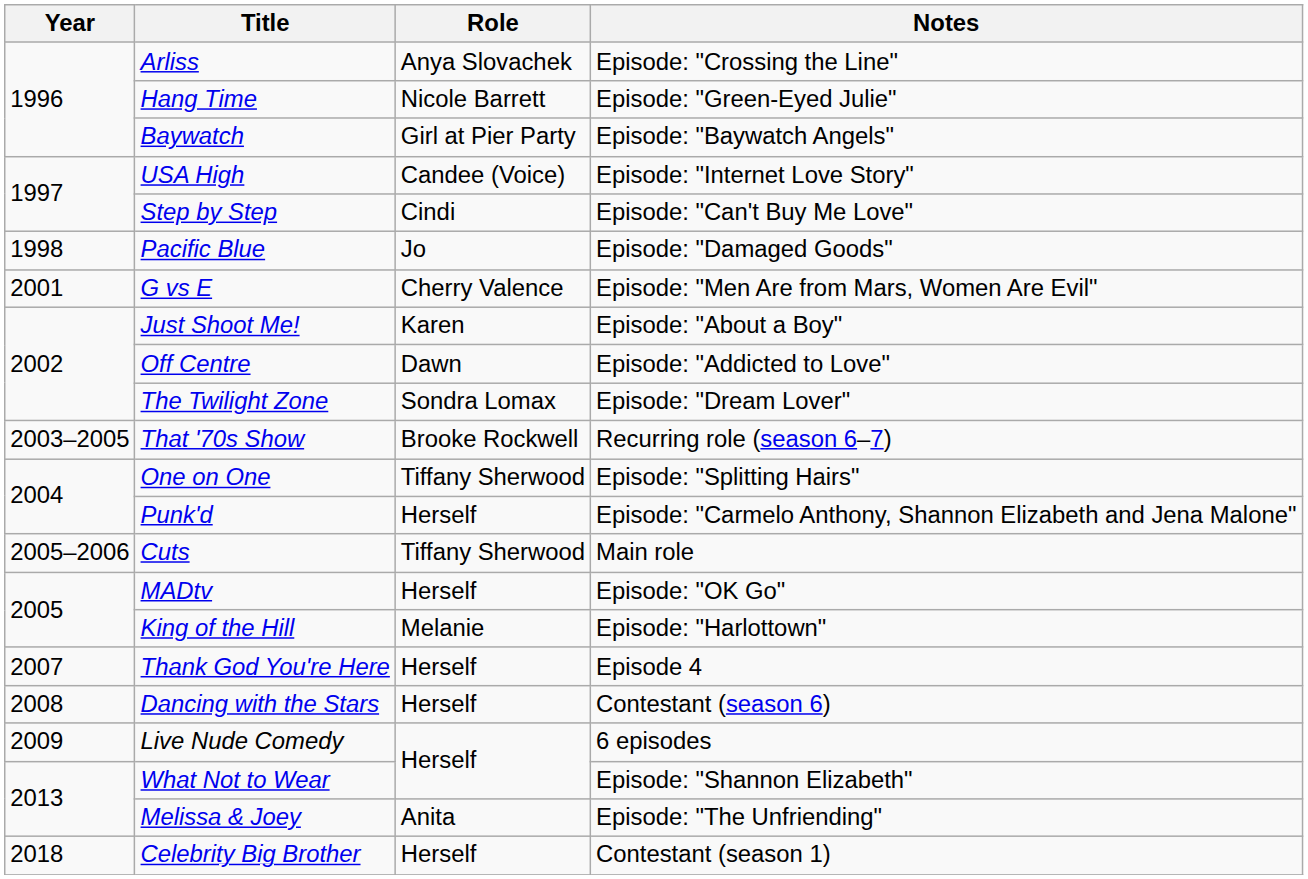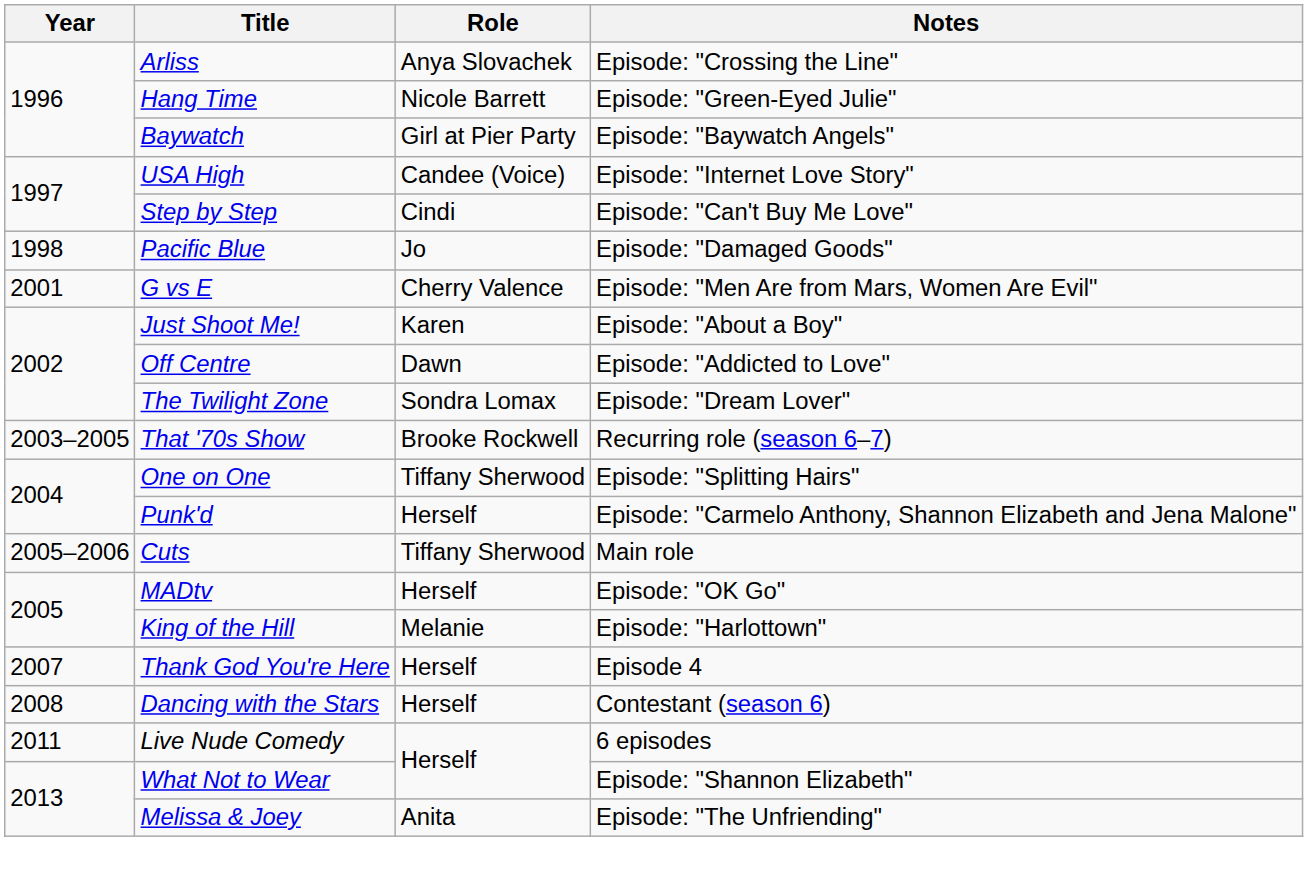(37, 741) 2009 -> (36, 741) 2011
- row: (251, 855)
